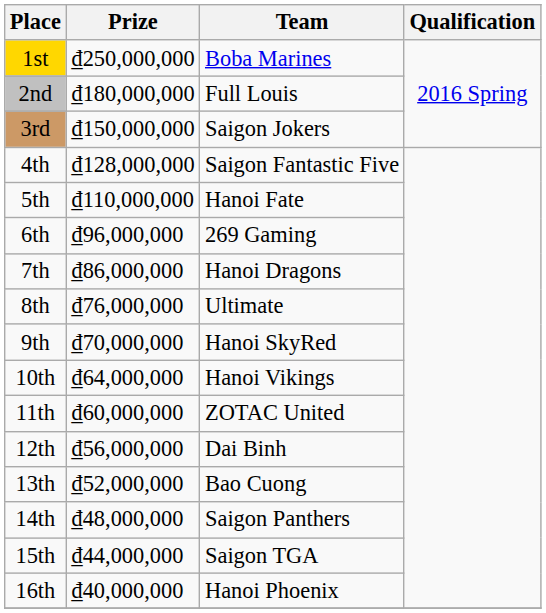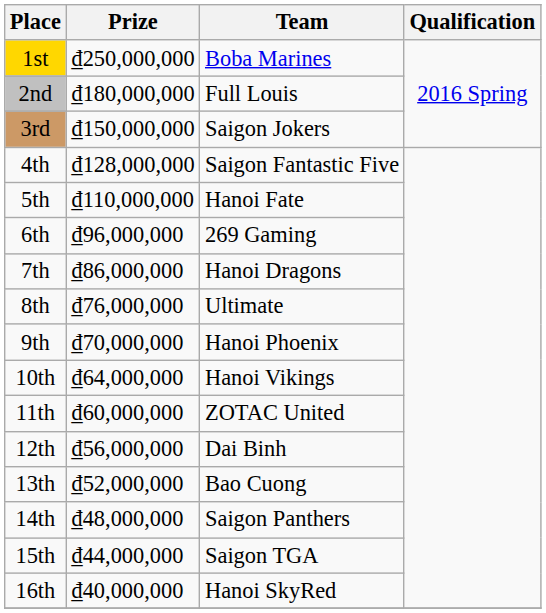(271, 341) Hanoi SkyRed -> (272, 341) Hanoi Phoenix
(272, 590) Hanoi Phoenix -> (271, 590) Hanoi SkyRed
